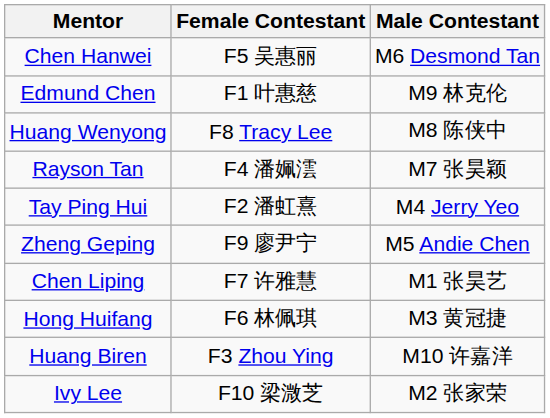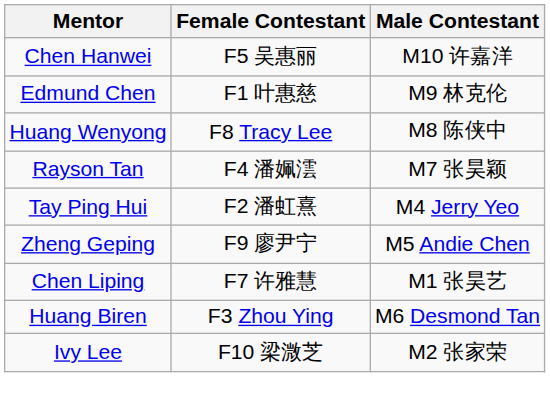(457, 56) M6 Desmond Tan -> (457, 56) M10 许嘉洋
- row: (88, 318)
(457, 355) M10 许嘉洋 -> (457, 316) M6 Desmond Tan
